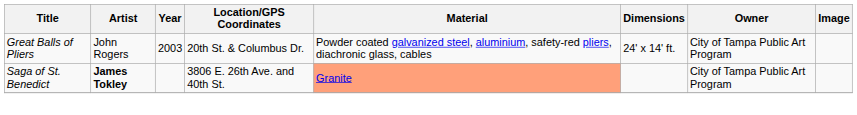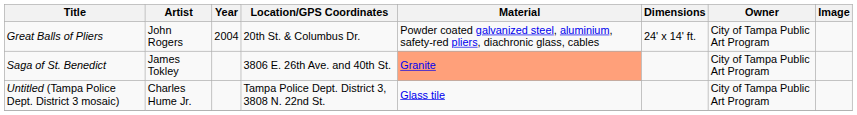(170, 48) 2003 -> (226, 36) 2004
(110, 78) bold -> (164, 65) normal
+ row: (63, 95)
